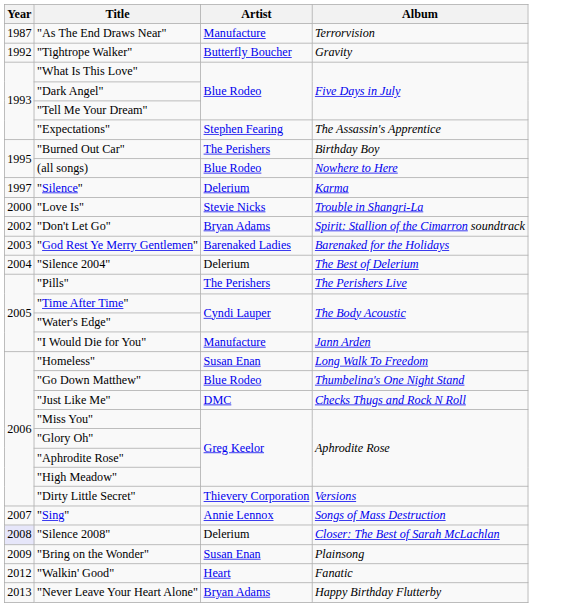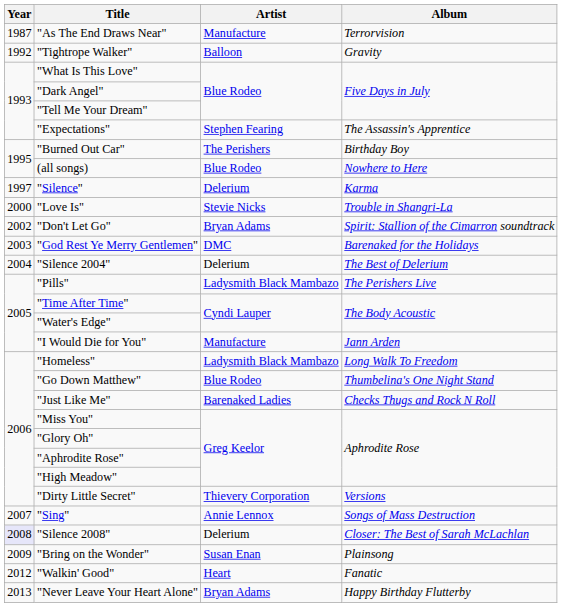(248, 52) Butterfly Boucher -> (223, 52) Balloon
(247, 245) Barenaked Ladies -> (217, 245) DMC
(237, 284) The Perishers -> (271, 284) Ladysmith Black Mambazo
(232, 361) Susan Enan -> (271, 361) Ladysmith Black Mambazo
(217, 399) DMC -> (247, 399) Barenaked Ladies
